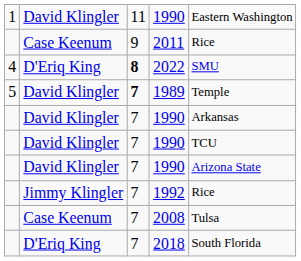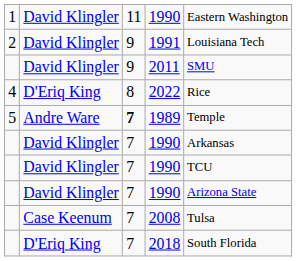+ row: (12, 42)
(68, 42) Case Keenum -> (71, 67) David Klingler
(203, 42) Rice -> (201, 67) SMU
(135, 67) bold -> (130, 92) normal
(205, 67) SMU -> (199, 92) Rice
(71, 92) David Klingler -> (62, 117) Andre Ware
- row: (12, 193)
